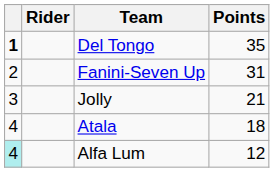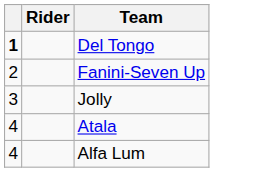- column: (239, 18)
(13, 153) paleturquoise background -> (13, 153) no background
